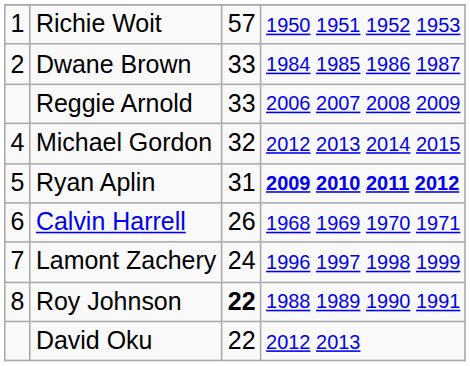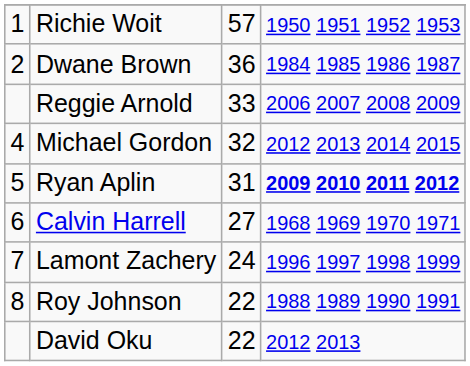(242, 63) 33 -> (242, 63) 36
(242, 222) 26 -> (242, 222) 27
(242, 301) bold -> (242, 301) normal
